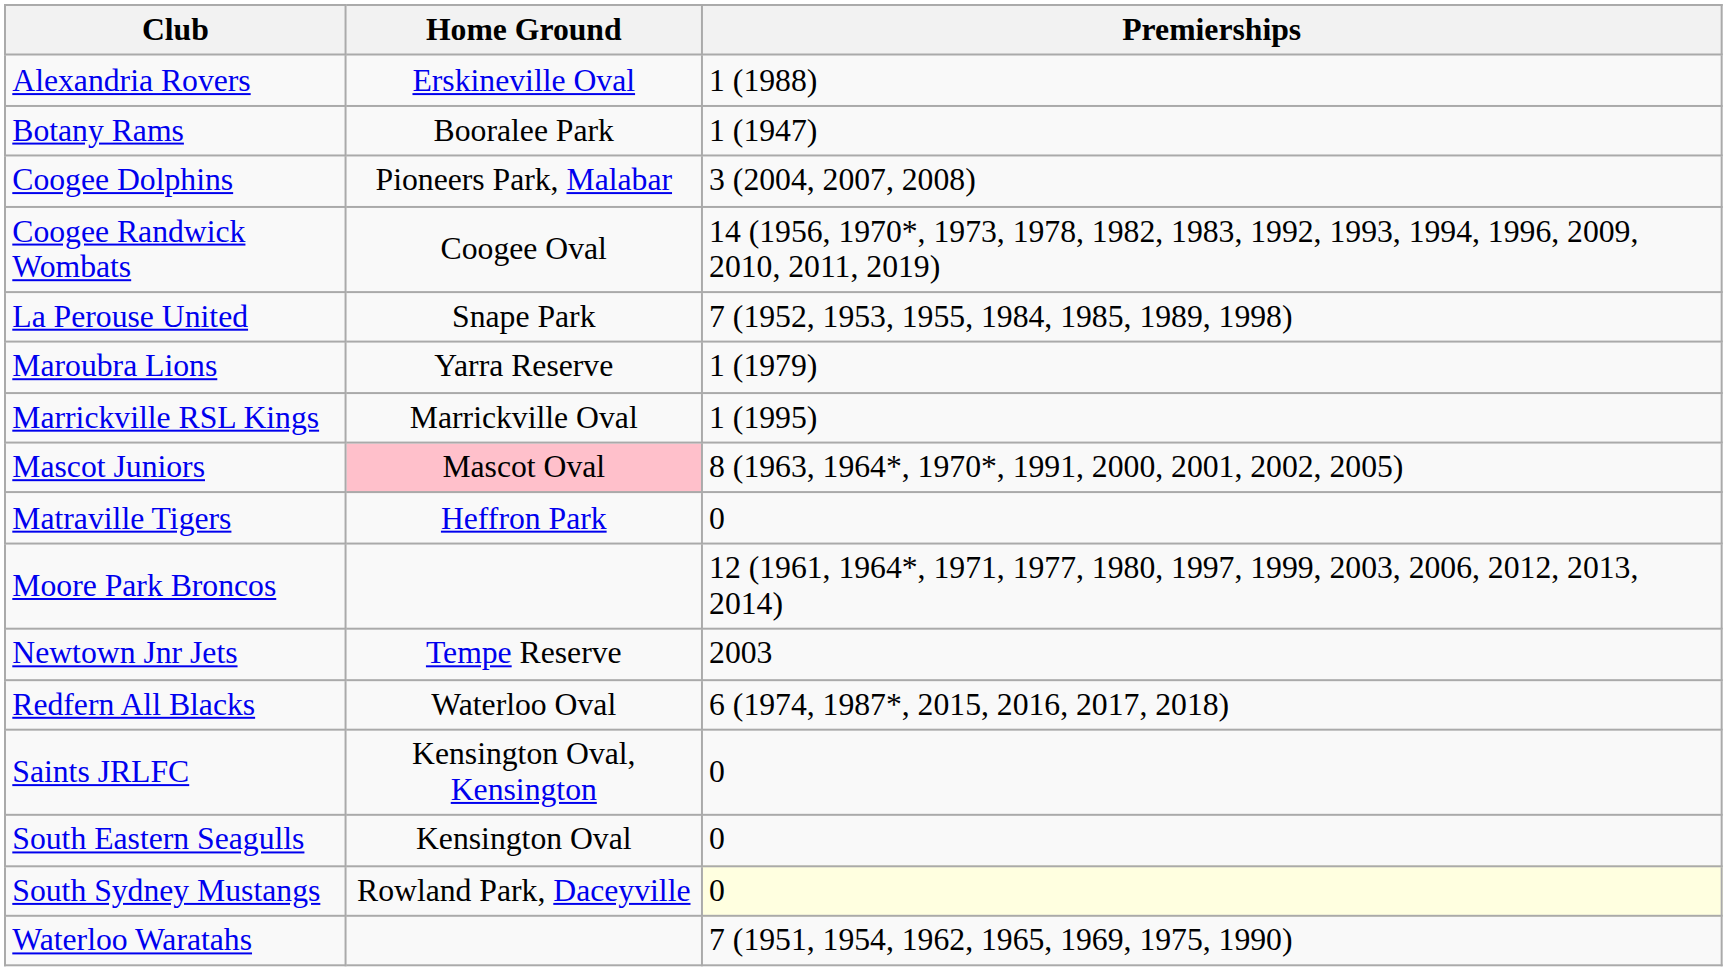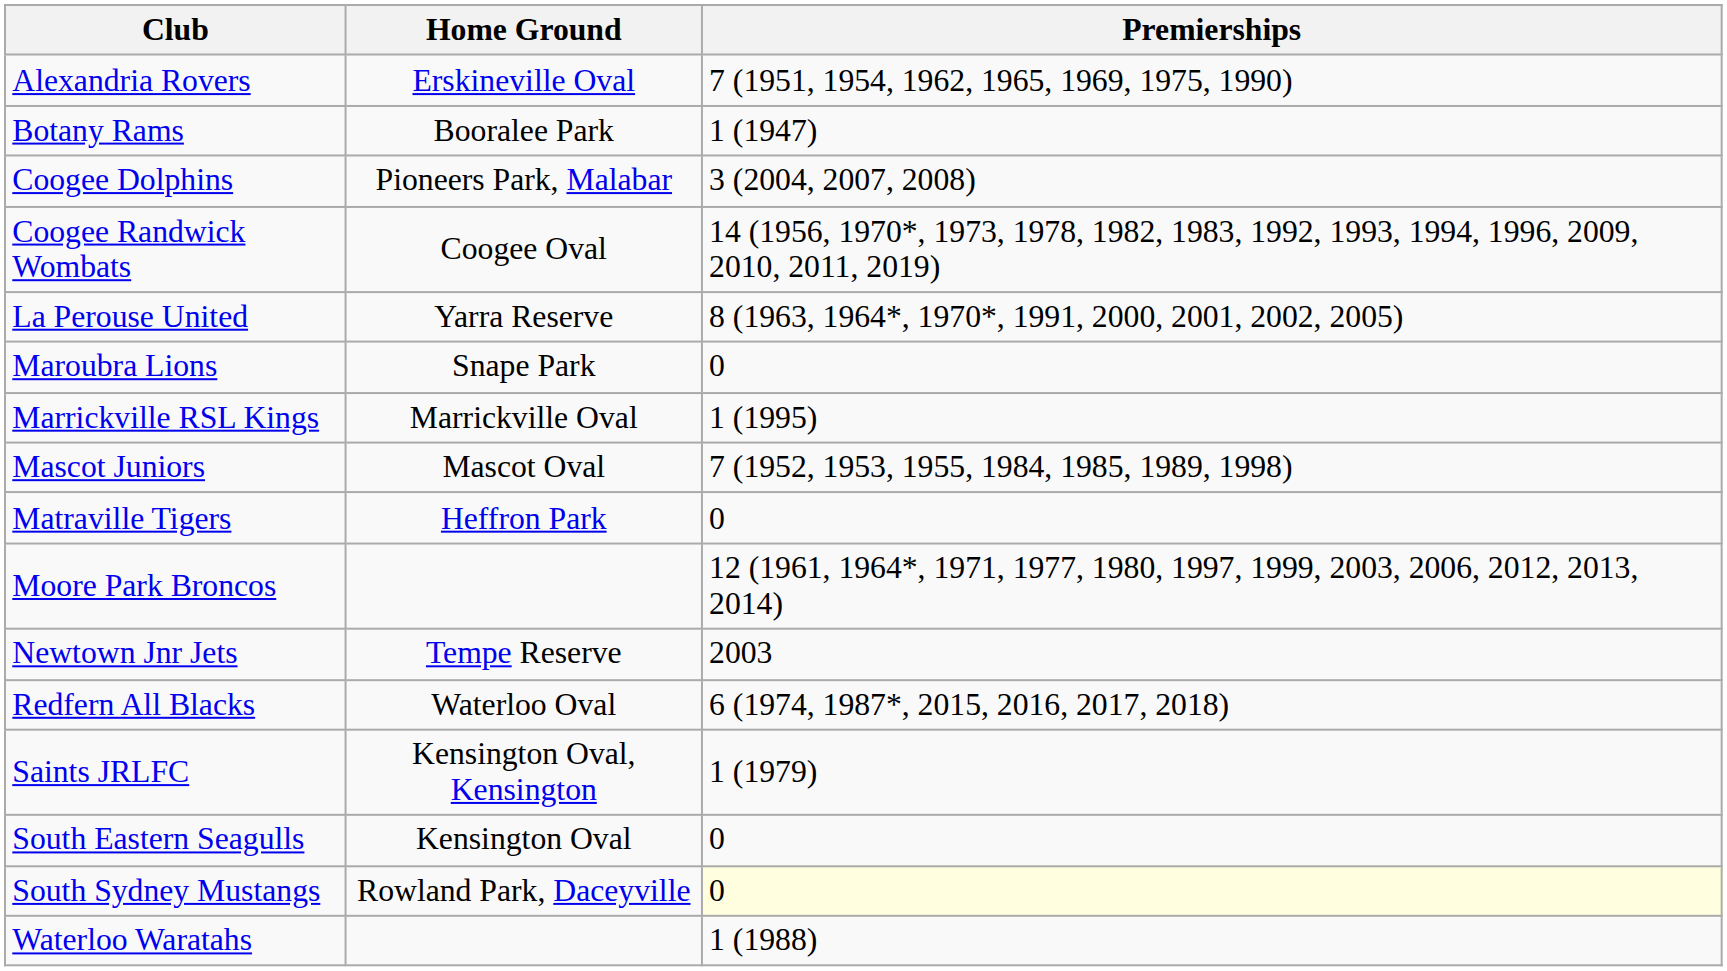(763, 79) 1 (1988) -> (1001, 79) 7 (1951, 1954, 1962, 1965, 1969, 1975, 1990)
(524, 316) Snape Park -> (524, 316) Yarra Reserve
(1001, 316) 7 (1952, 1953, 1955, 1984, 1985, 1989, 1998) -> (1056, 316) 8 (1963, 1964*, 1970*, 1991, 2000, 2001, 2002, 2005)
(524, 366) Yarra Reserve -> (524, 366) Snape Park
(763, 366) 1 (1979) -> (717, 366) 0
(524, 467) pink background -> (524, 467) no background
(1056, 467) 8 (1963, 1964*, 1970*, 1991, 2000, 2001, 2002, 2005) -> (1001, 467) 7 (1952, 1953, 1955, 1984, 1985, 1989, 1998)
(717, 771) 0 -> (763, 771) 1 (1979)
(1001, 940) 7 (1951, 1954, 1962, 1965, 1969, 1975, 1990) -> (763, 940) 1 (1988)
